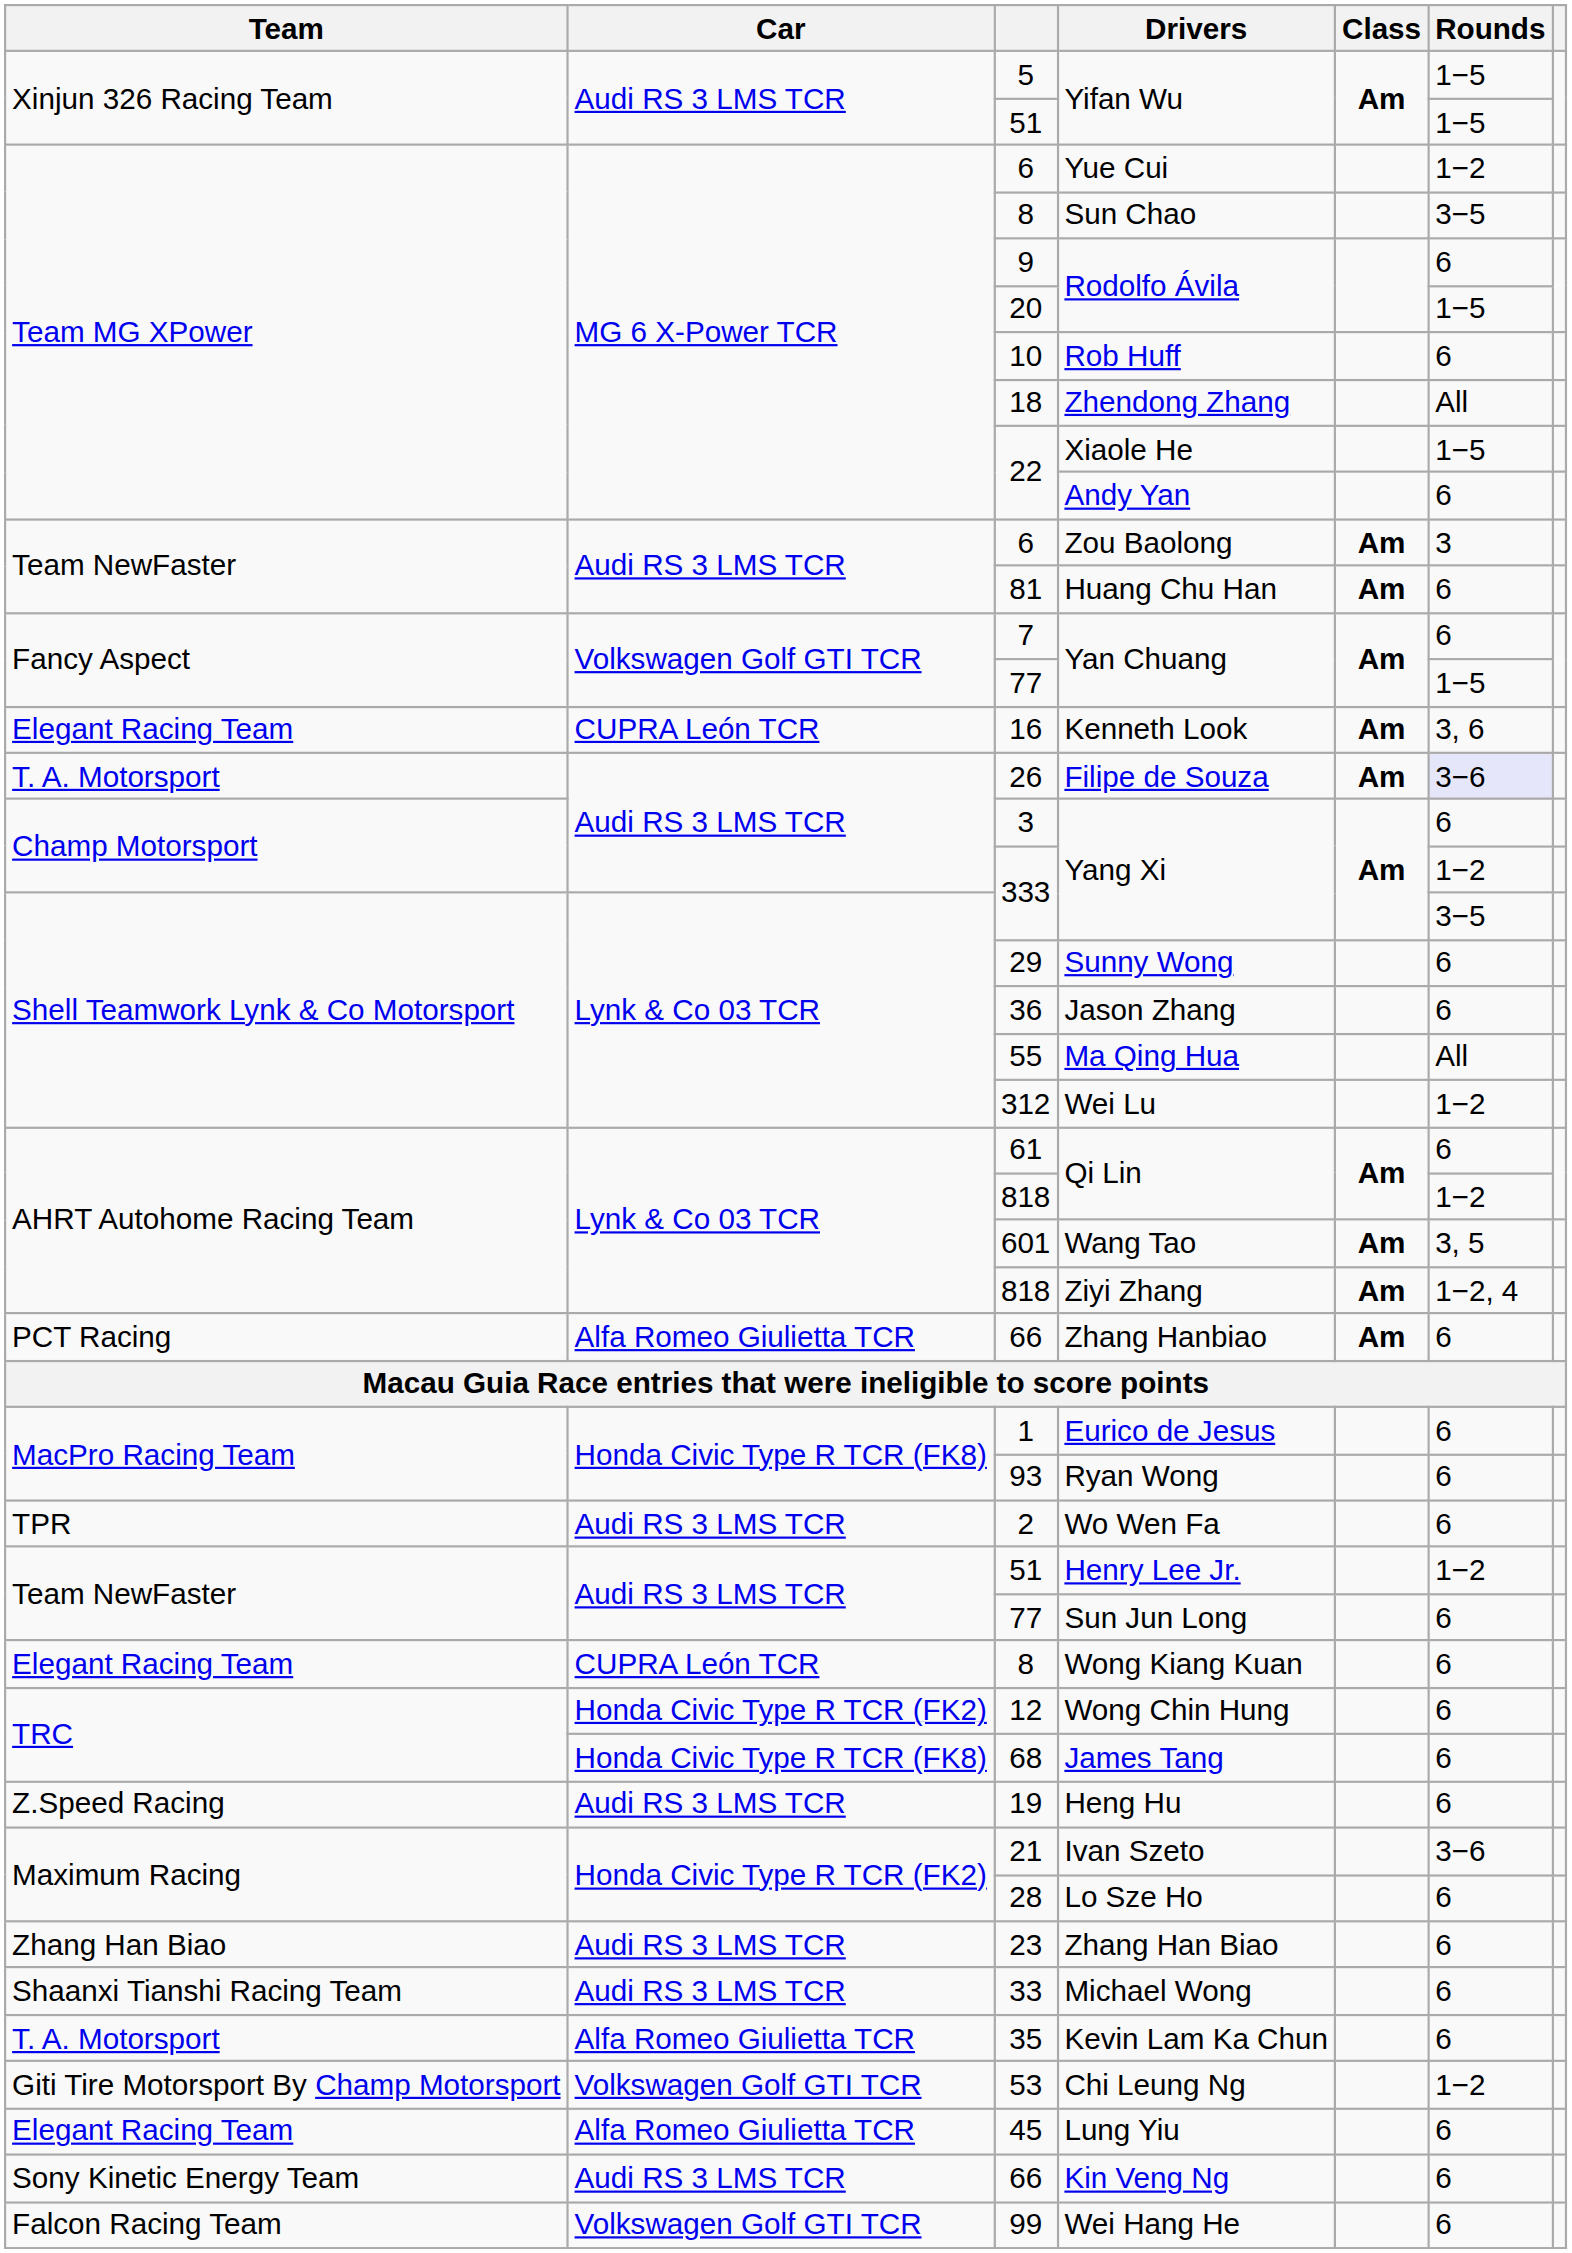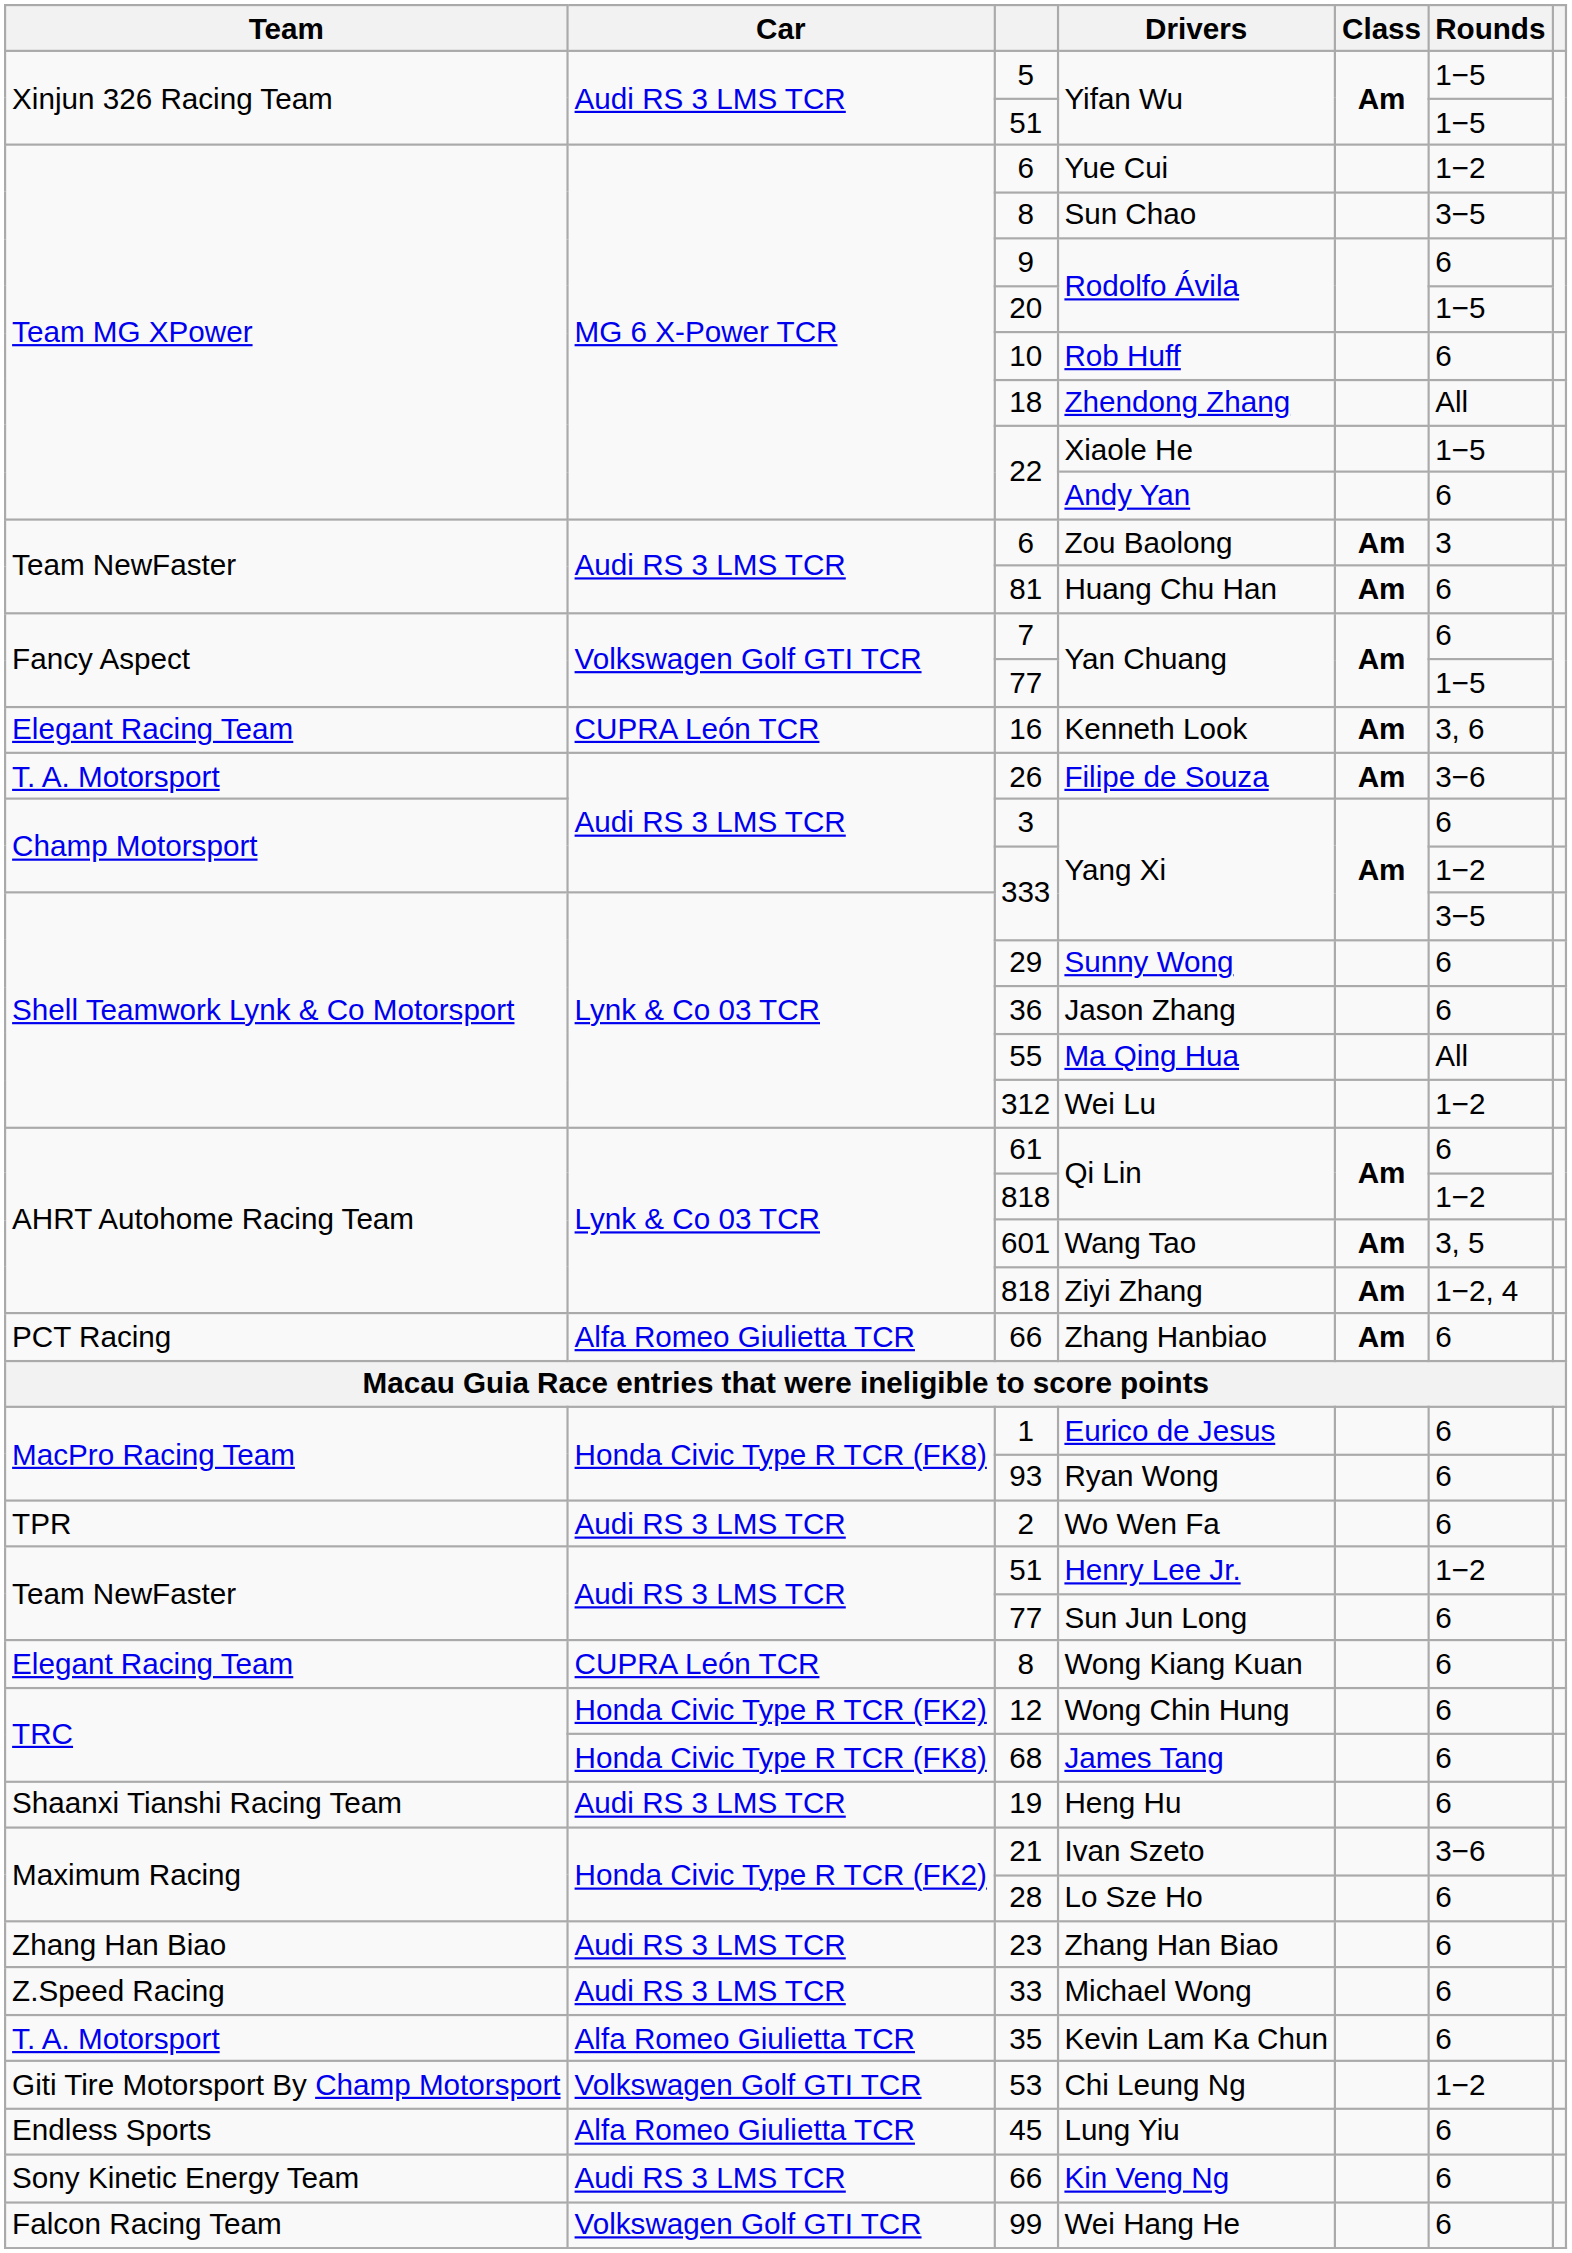(1460, 776) lavender background -> (1460, 776) no background
(118, 1804) Z.Speed Racing -> (207, 1804) Shaanxi Tianshi Racing Team
(207, 1991) Shaanxi Tianshi Racing Team -> (118, 1991) Z.Speed Racing
(153, 2131) Elegant Racing Team -> (112, 2131) Endless Sports
